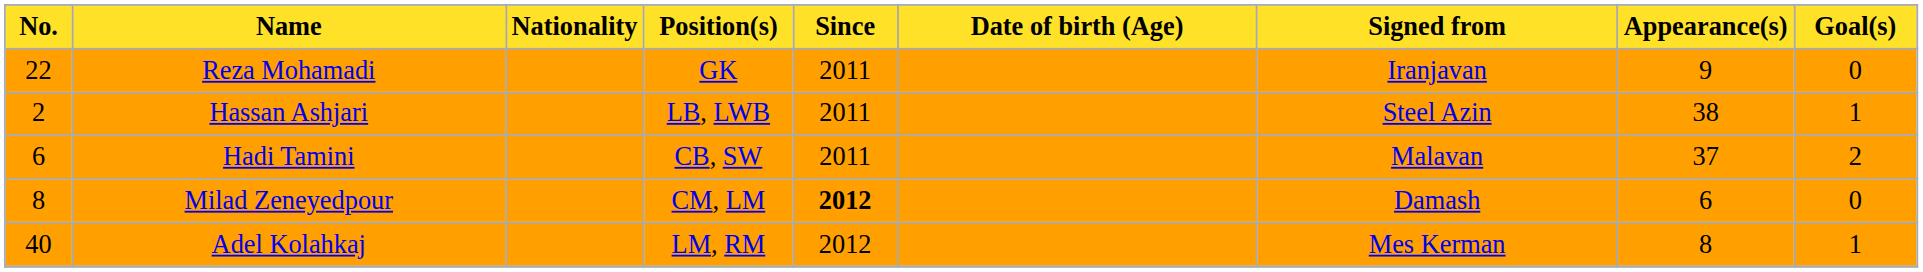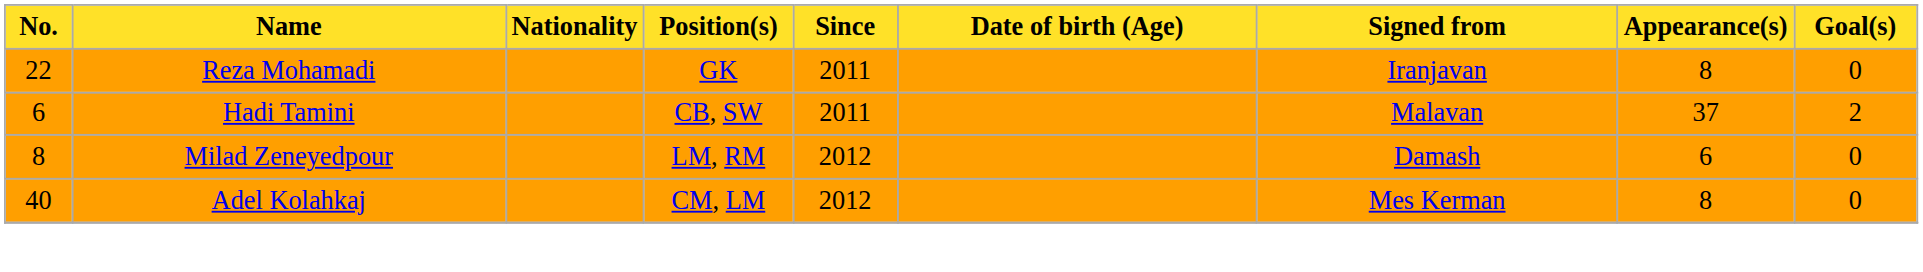(1706, 70) 9 -> (1706, 70) 8
- row: (289, 113)
(718, 200) CM, LM -> (718, 157) LM, RM
(845, 200) bold -> (845, 157) normal
(718, 243) LM, RM -> (718, 200) CM, LM
(1855, 243) 1 -> (1855, 200) 0
